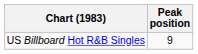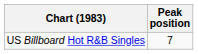(170, 40) 9 -> (170, 40) 7
